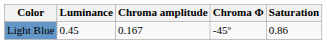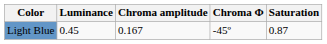(278, 30) 0.86 -> (278, 30) 0.87
